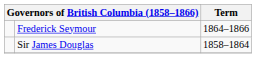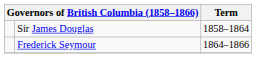rows swapped: (55, 45) <-> (57, 28)
